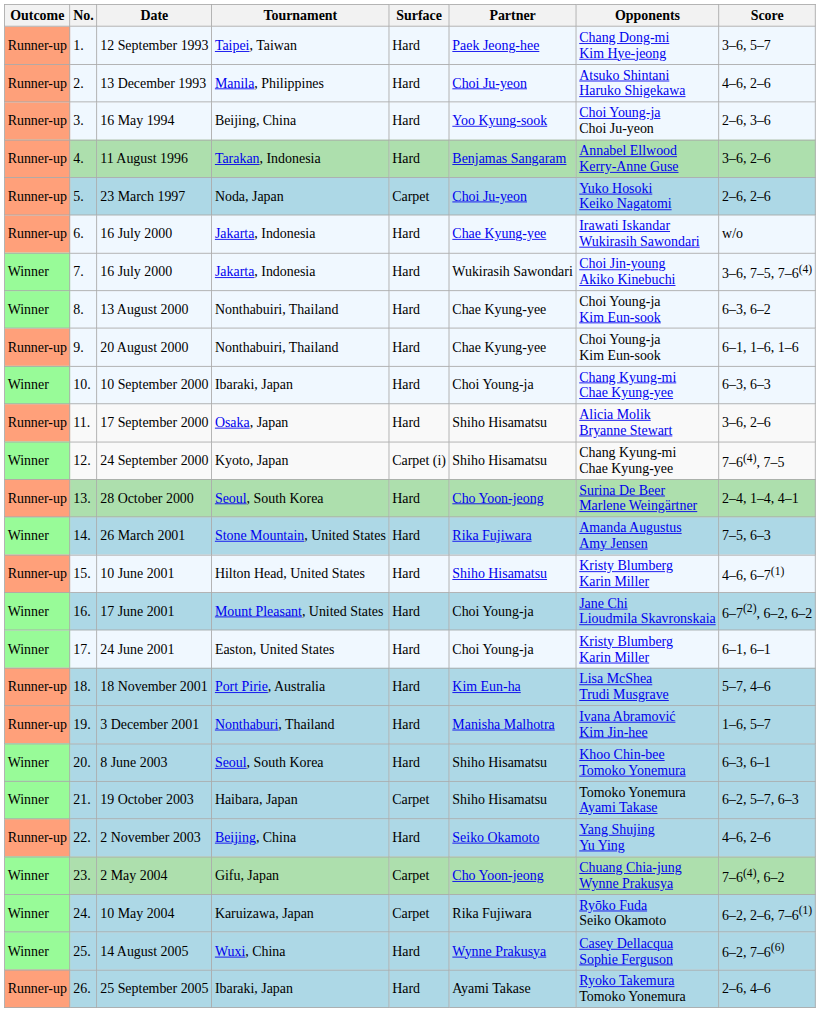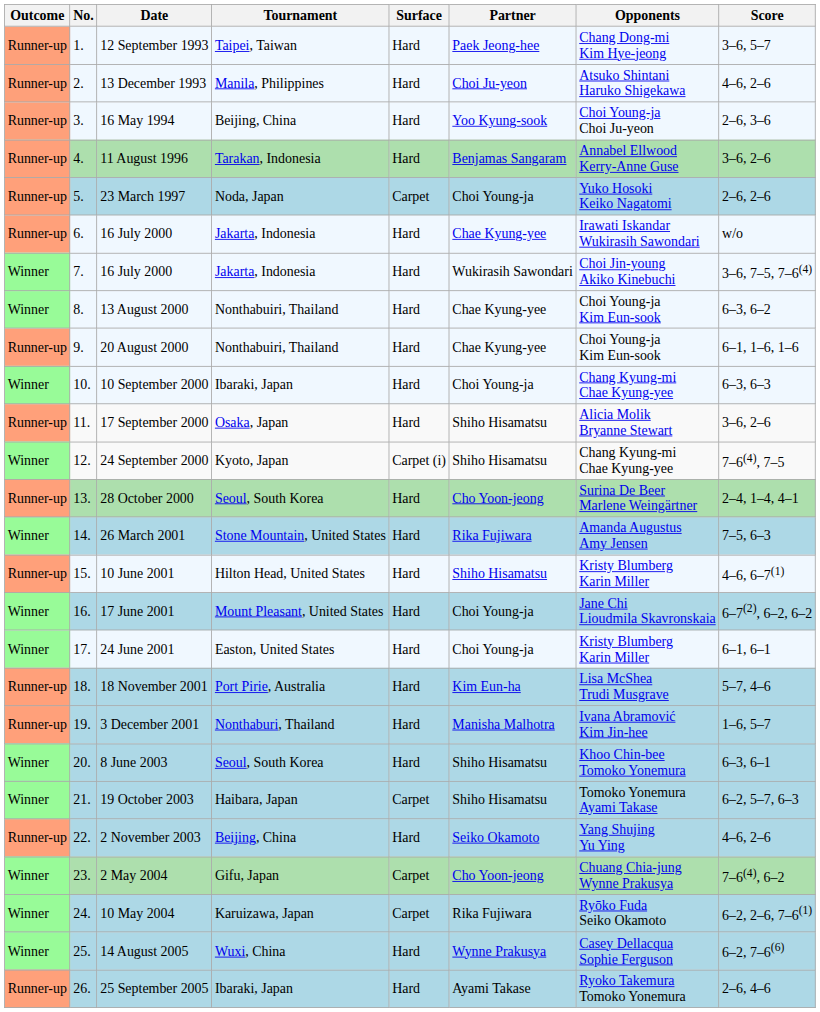(490, 196) Choi Ju-yeon -> (493, 196) Choi Young-ja
